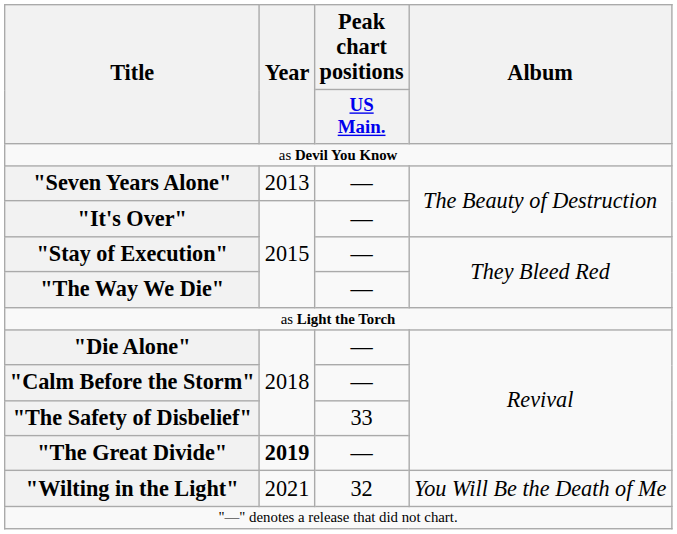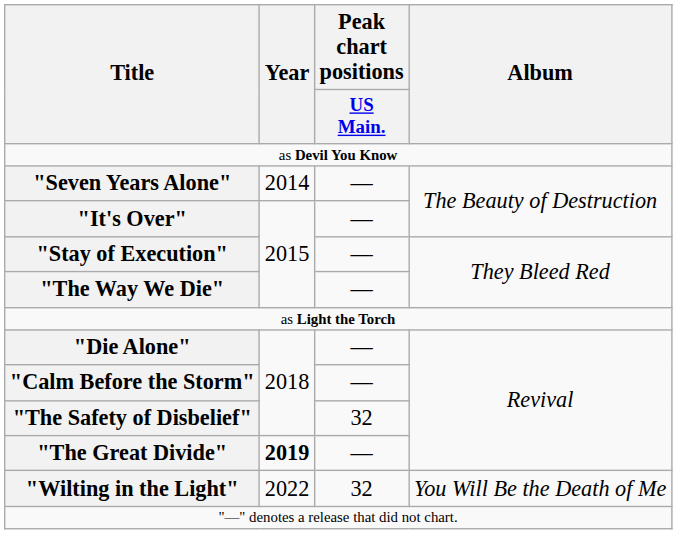(287, 183) 2013 -> (287, 183) 2014
(362, 417) 33 -> (362, 417) 32
(287, 488) 2021 -> (287, 488) 2022
